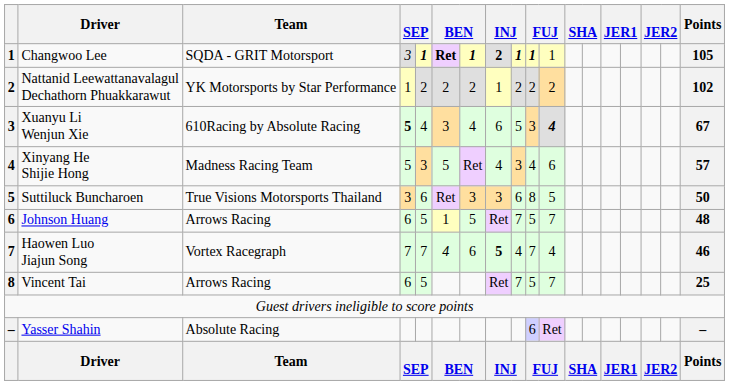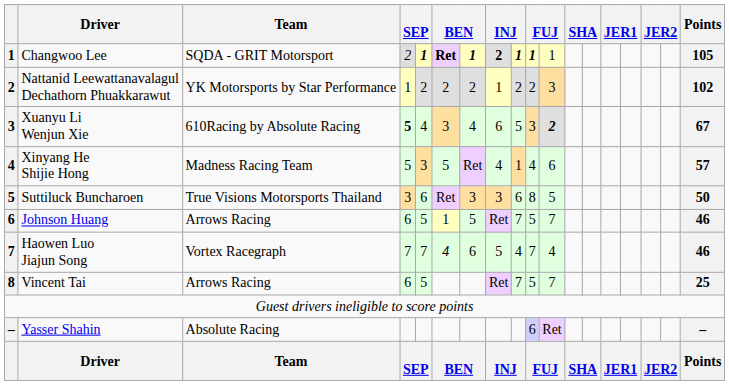(408, 55) 3 -> (408, 55) 2
(552, 86) 2 -> (552, 86) 3
(552, 126) 4 -> (552, 126) 2
(519, 165) 3 -> (519, 165) 1
(703, 220) 48 -> (703, 220) 46
(499, 251) bold -> (499, 251) normal
